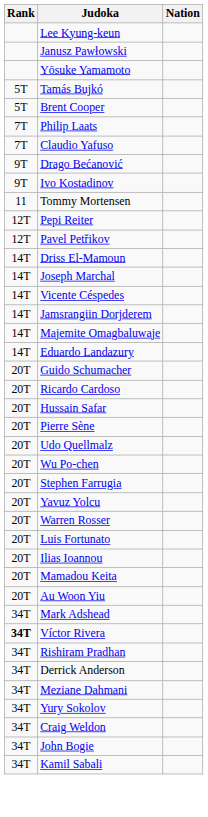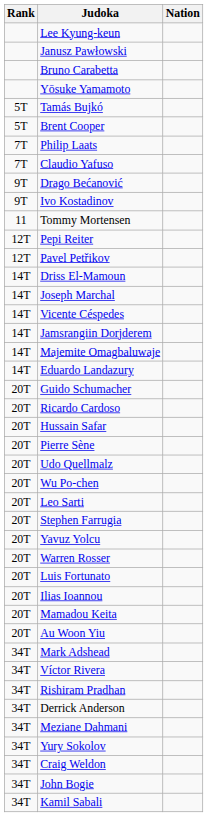+ row: (79, 70)
+ row: (62, 502)
(21, 633) bold -> (21, 671) normal
